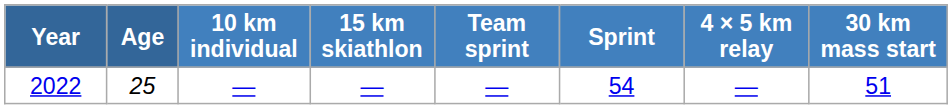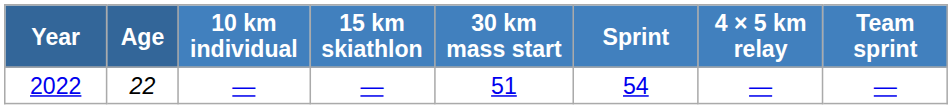columns swapped: (878, 36) <-> (497, 36)
(142, 86) 25 -> (142, 86) 22
